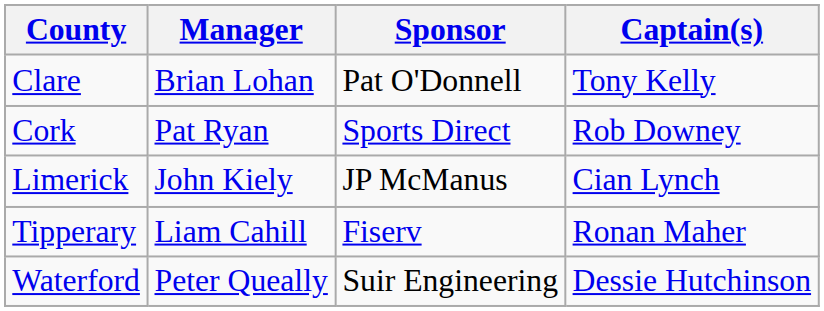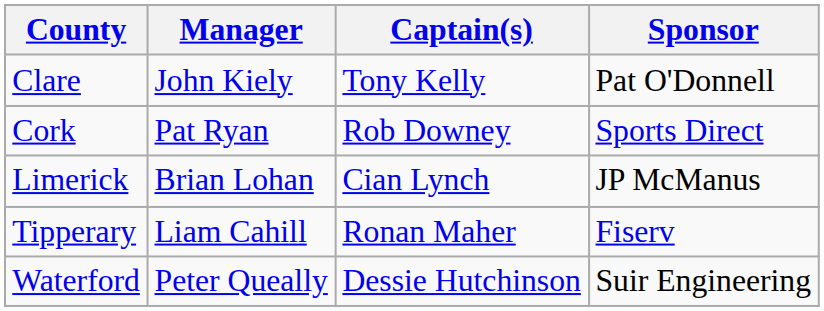columns swapped: (692, 29) <-> (450, 29)
(234, 79) Brian Lohan -> (224, 79) John Kiely
(224, 180) John Kiely -> (234, 180) Brian Lohan
